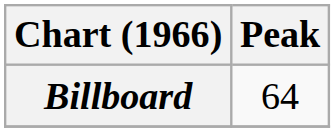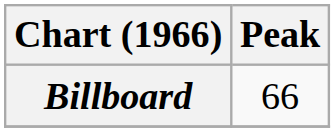(280, 95) 64 -> (280, 95) 66
